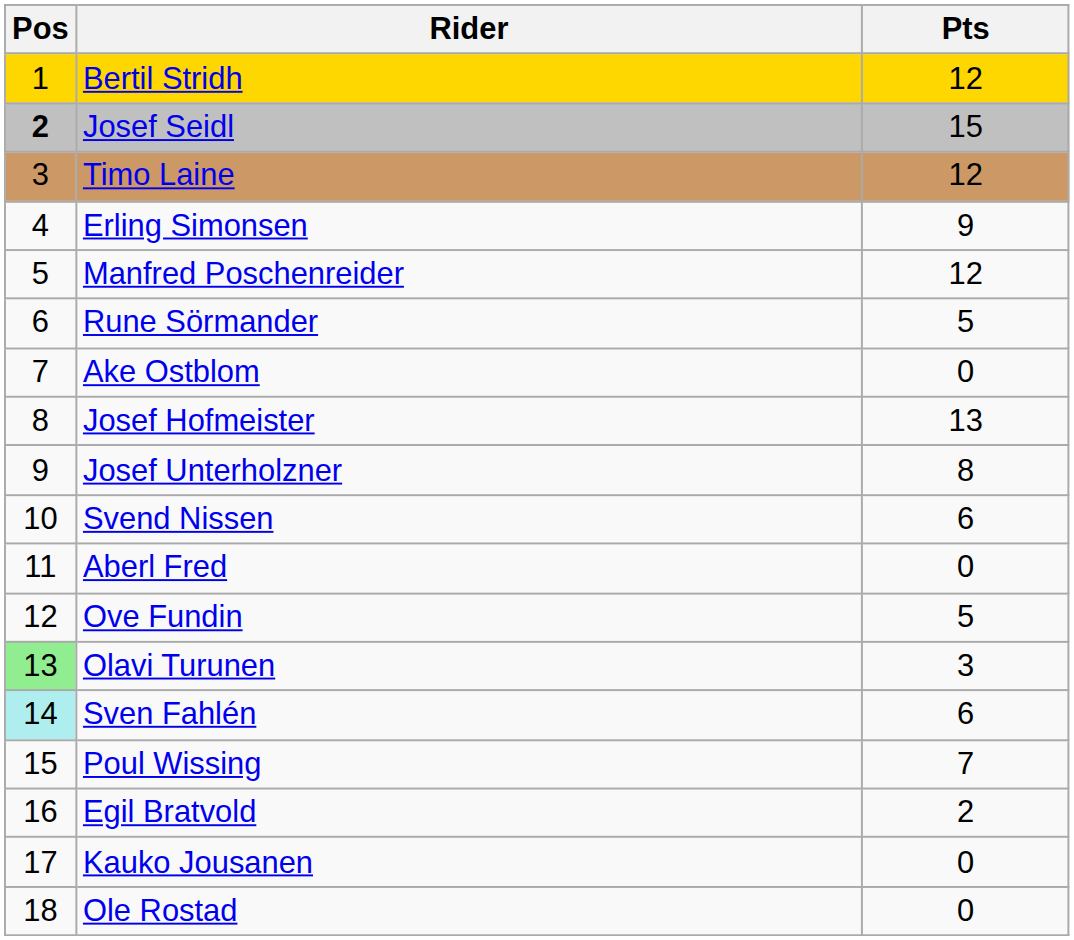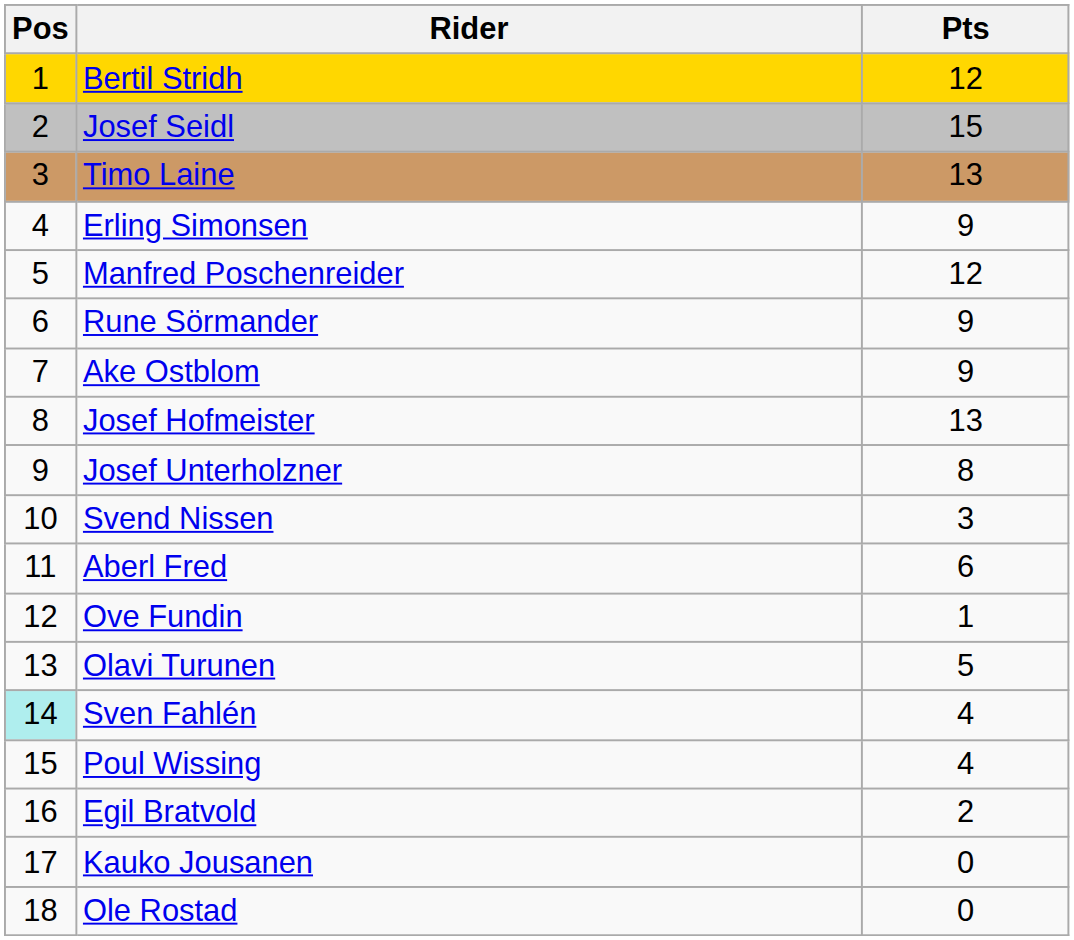(40, 126) bold -> (40, 126) normal
(966, 175) 12 -> (966, 175) 13
(966, 322) 5 -> (966, 322) 9
(966, 371) 0 -> (966, 371) 9
(966, 518) 6 -> (966, 518) 3
(966, 567) 0 -> (966, 567) 6
(966, 616) 5 -> (966, 616) 1
(40, 665) lightgreen background -> (40, 665) no background
(966, 665) 3 -> (966, 665) 5
(966, 714) 6 -> (966, 714) 4
(966, 763) 7 -> (966, 763) 4
